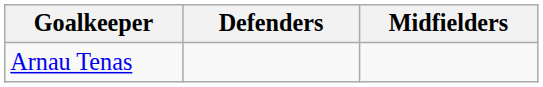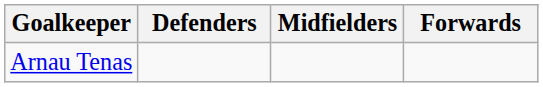+ column: (471, 23)
